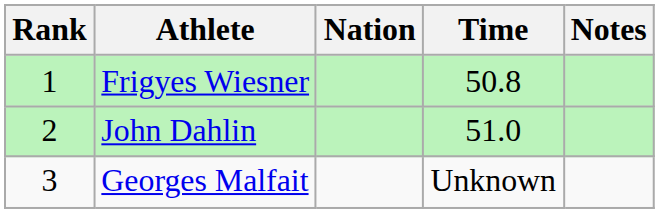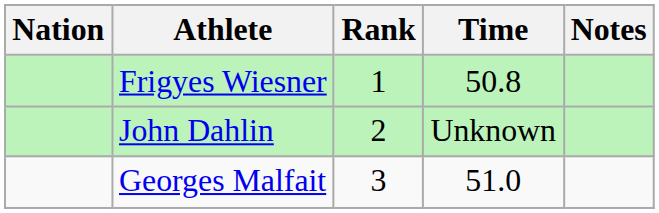columns swapped: (50, 29) <-> (370, 29)
(493, 130) 51.0 -> (493, 130) Unknown
(493, 181) Unknown -> (493, 181) 51.0
